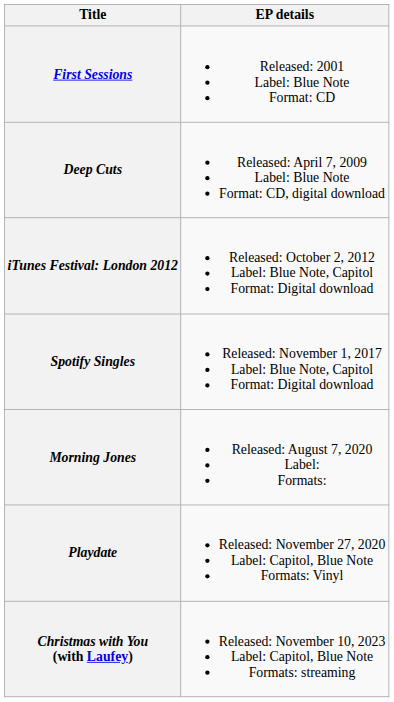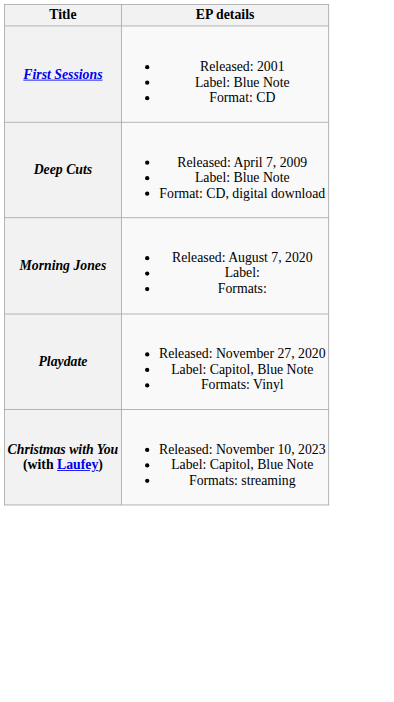- row: (93, 265)
- row: (93, 361)
